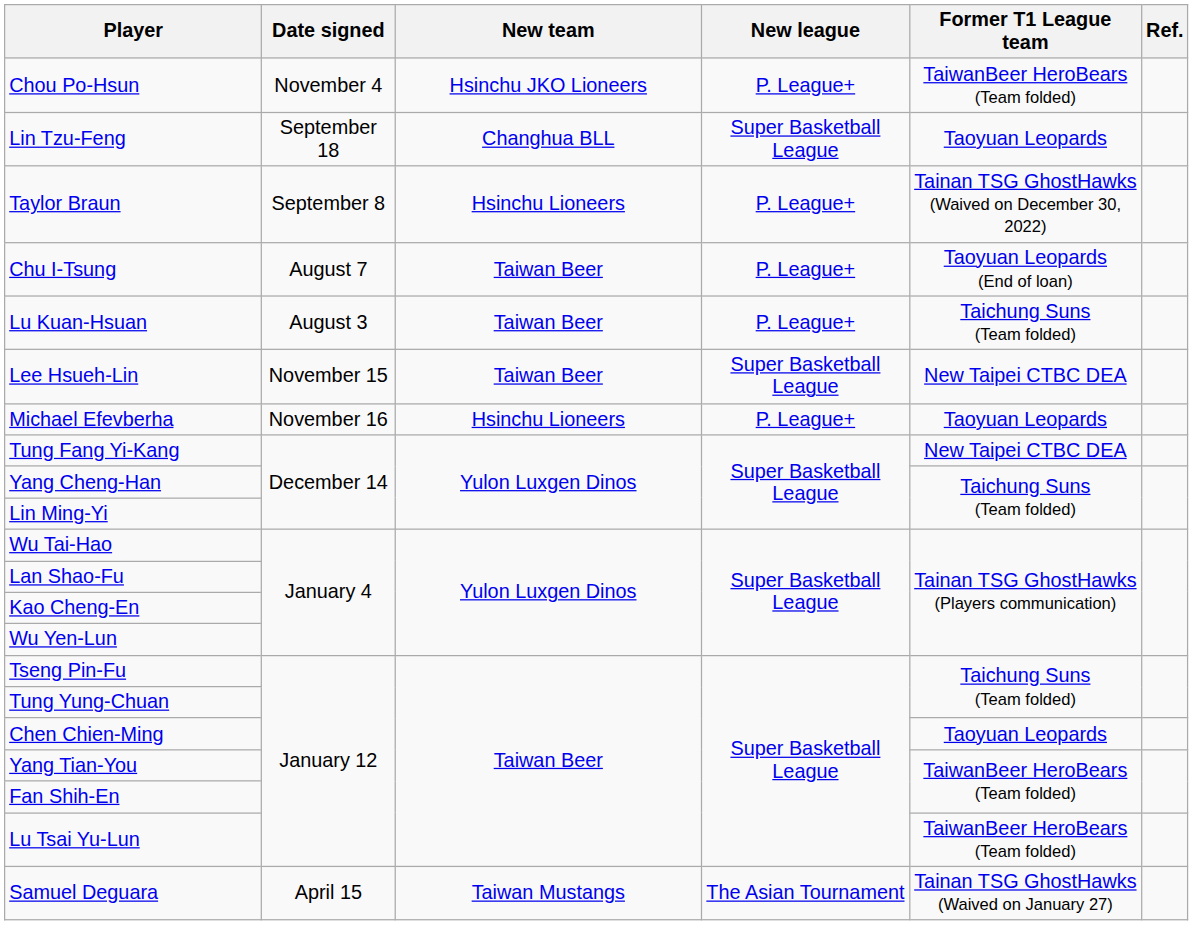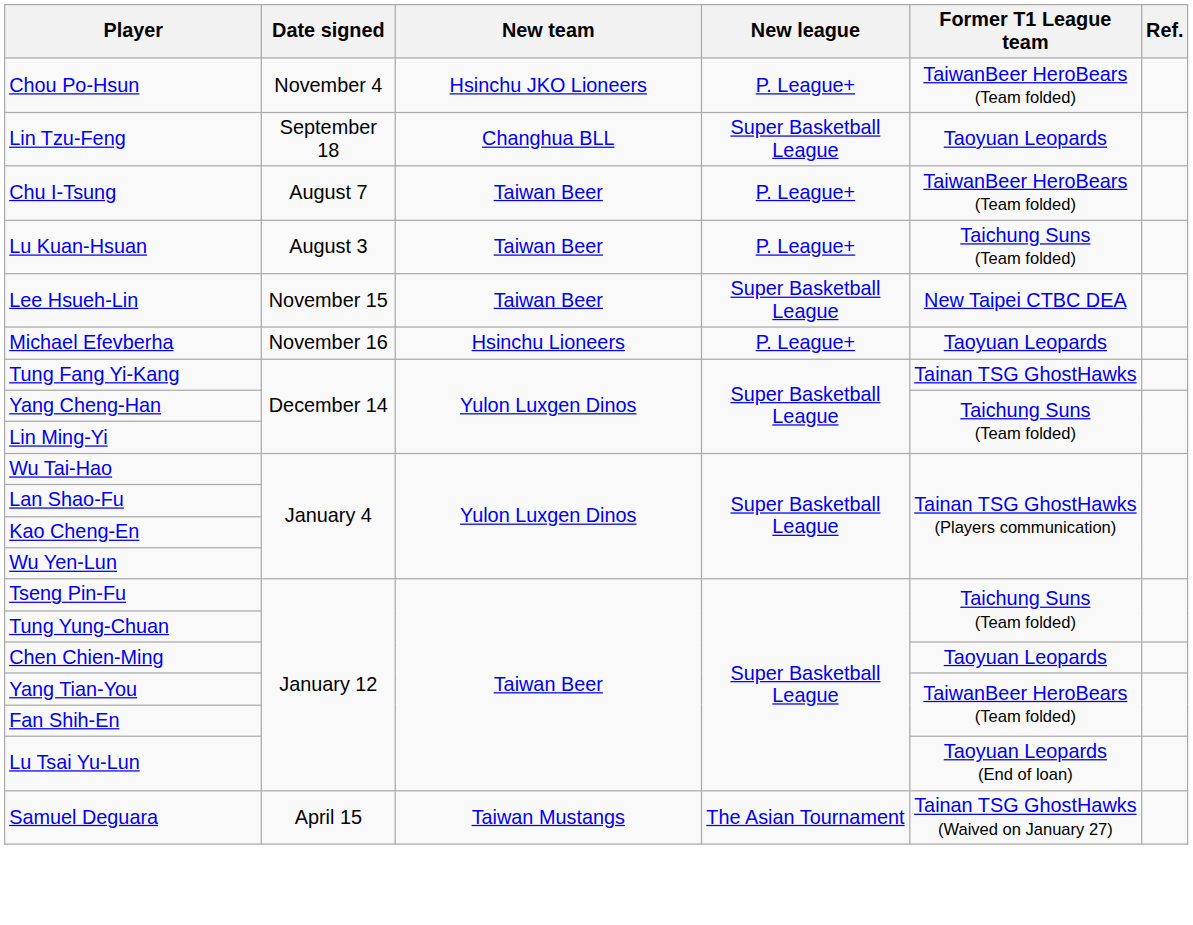- row: (65, 203)
(1025, 268) Taoyuan Leopards (End of loan) -> (1025, 192) TaiwanBeer HeroBears (Team folded)
(1025, 450) New Taipei CTBC DEA -> (1025, 374) Tainan TSG GhostHawks
(1025, 839) TaiwanBeer HeroBears (Team folded) -> (1025, 763) Taoyuan Leopards (End of loan)
